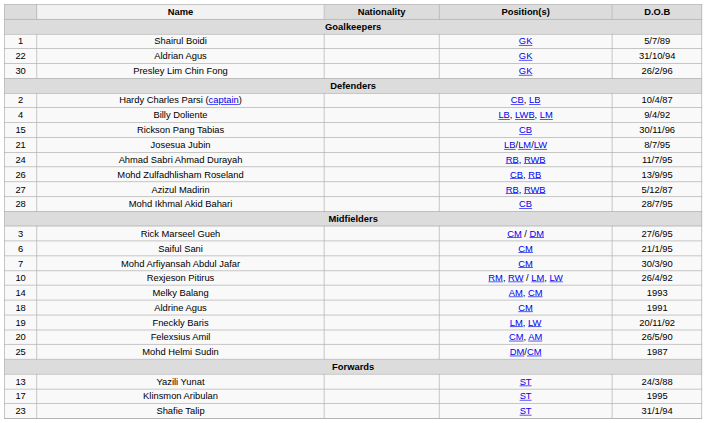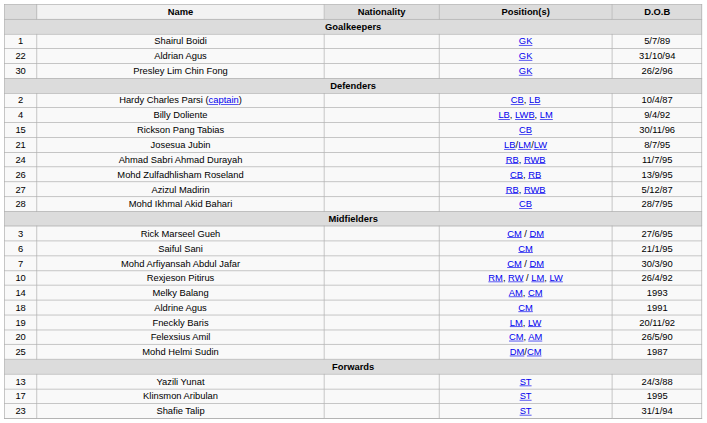(526, 263) CM -> (526, 263) CM / DM
